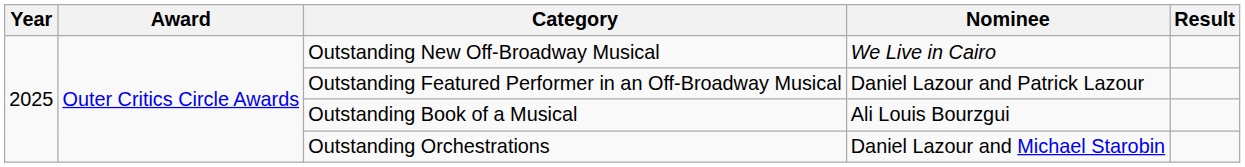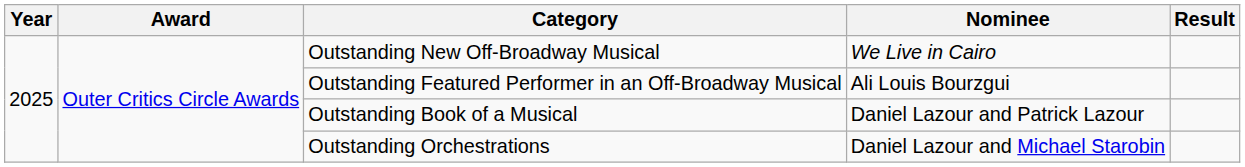(997, 83) Daniel Lazour and Patrick Lazour -> (930, 83) Ali Louis Bourzgui
(930, 114) Ali Louis Bourzgui -> (997, 114) Daniel Lazour and Patrick Lazour
